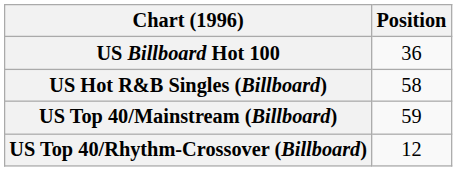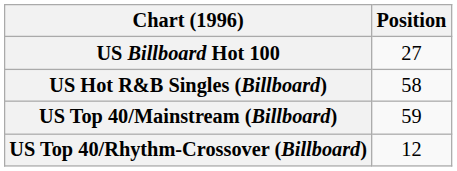(411, 52) 36 -> (411, 52) 27
